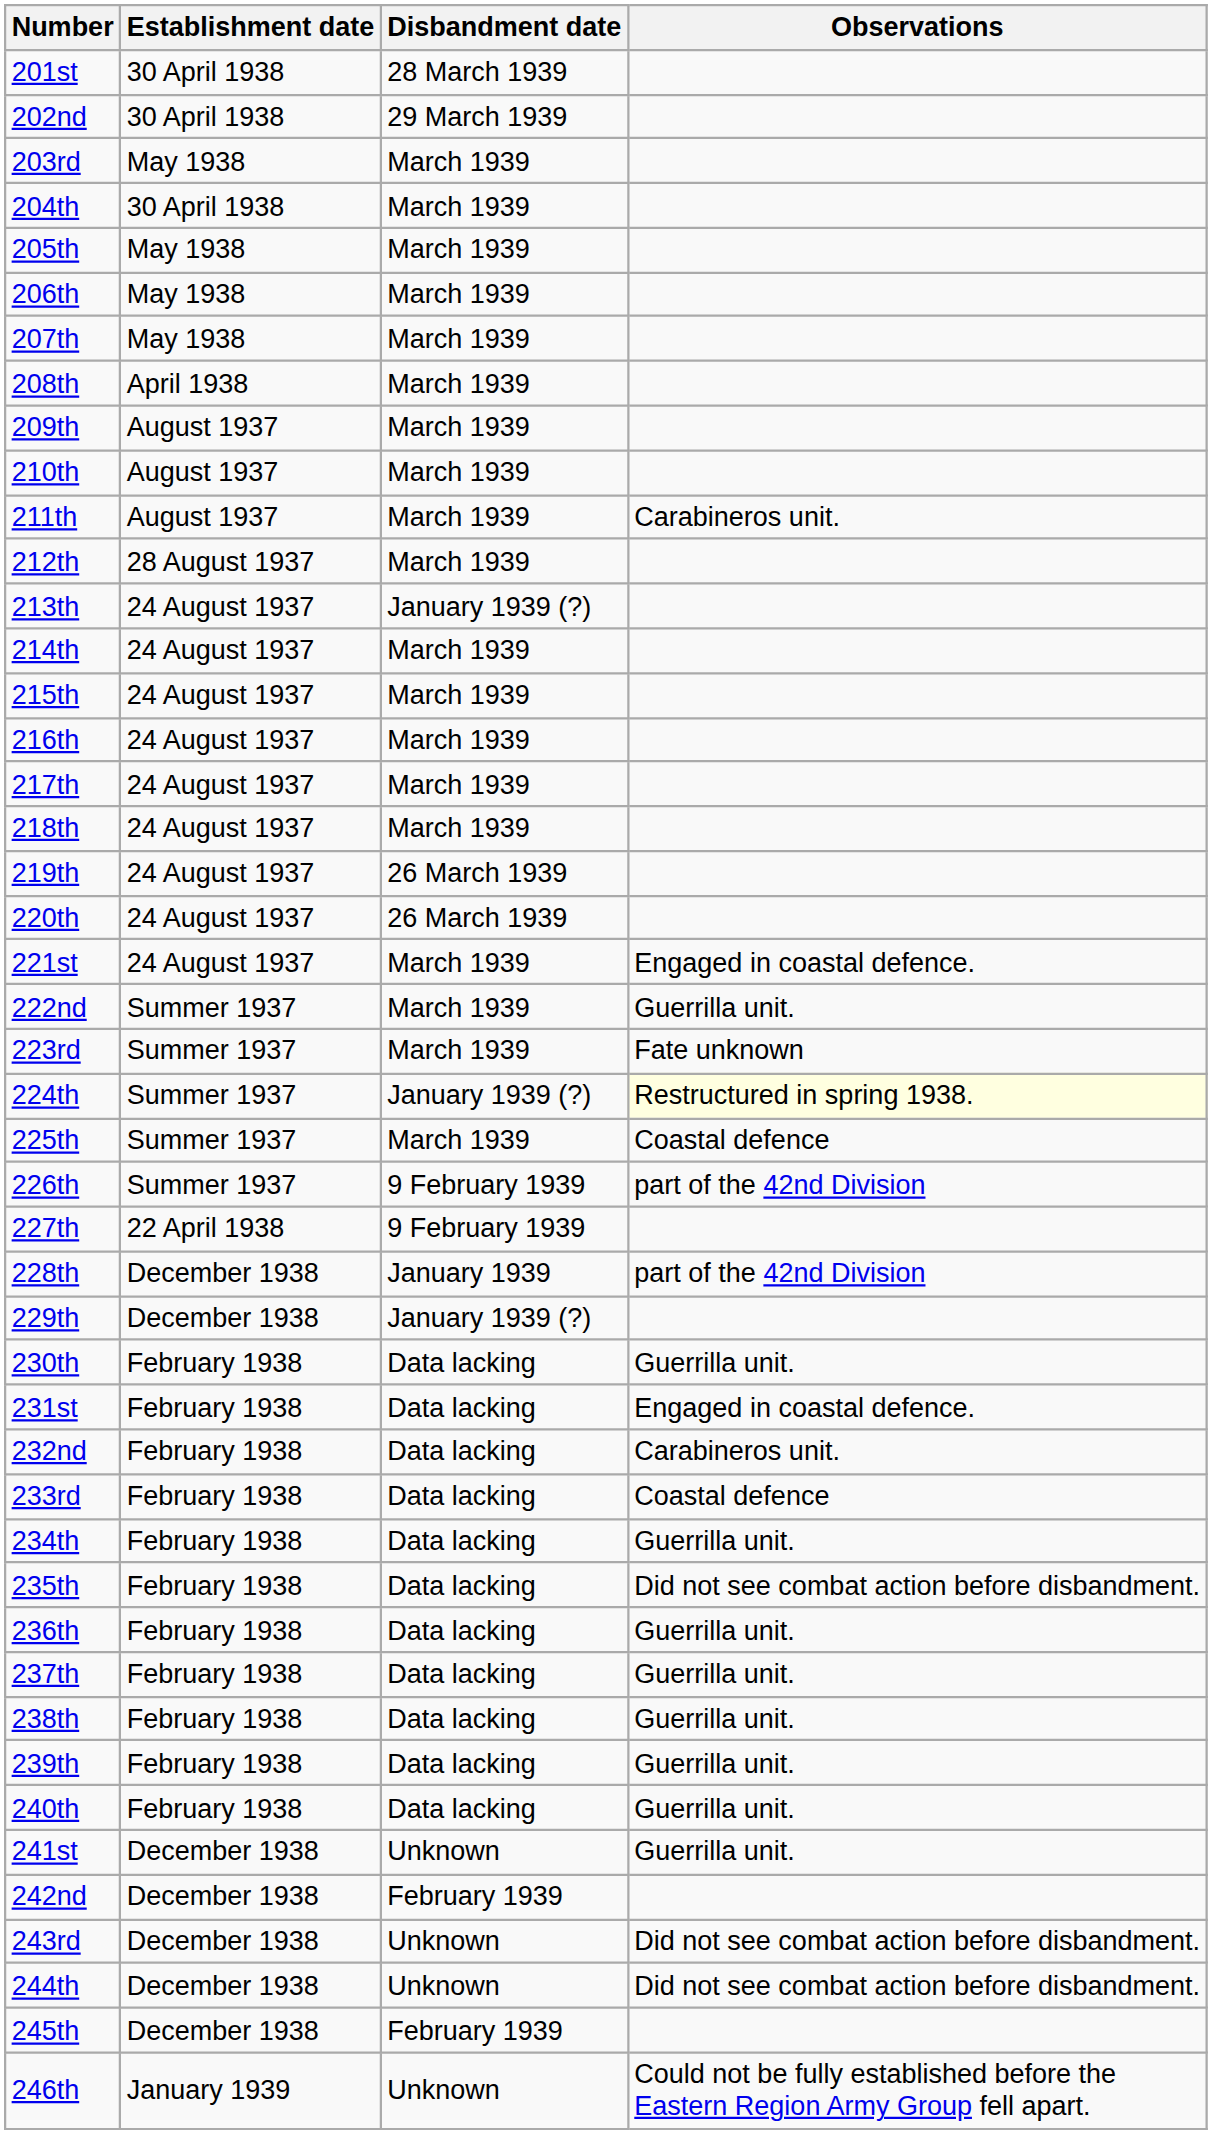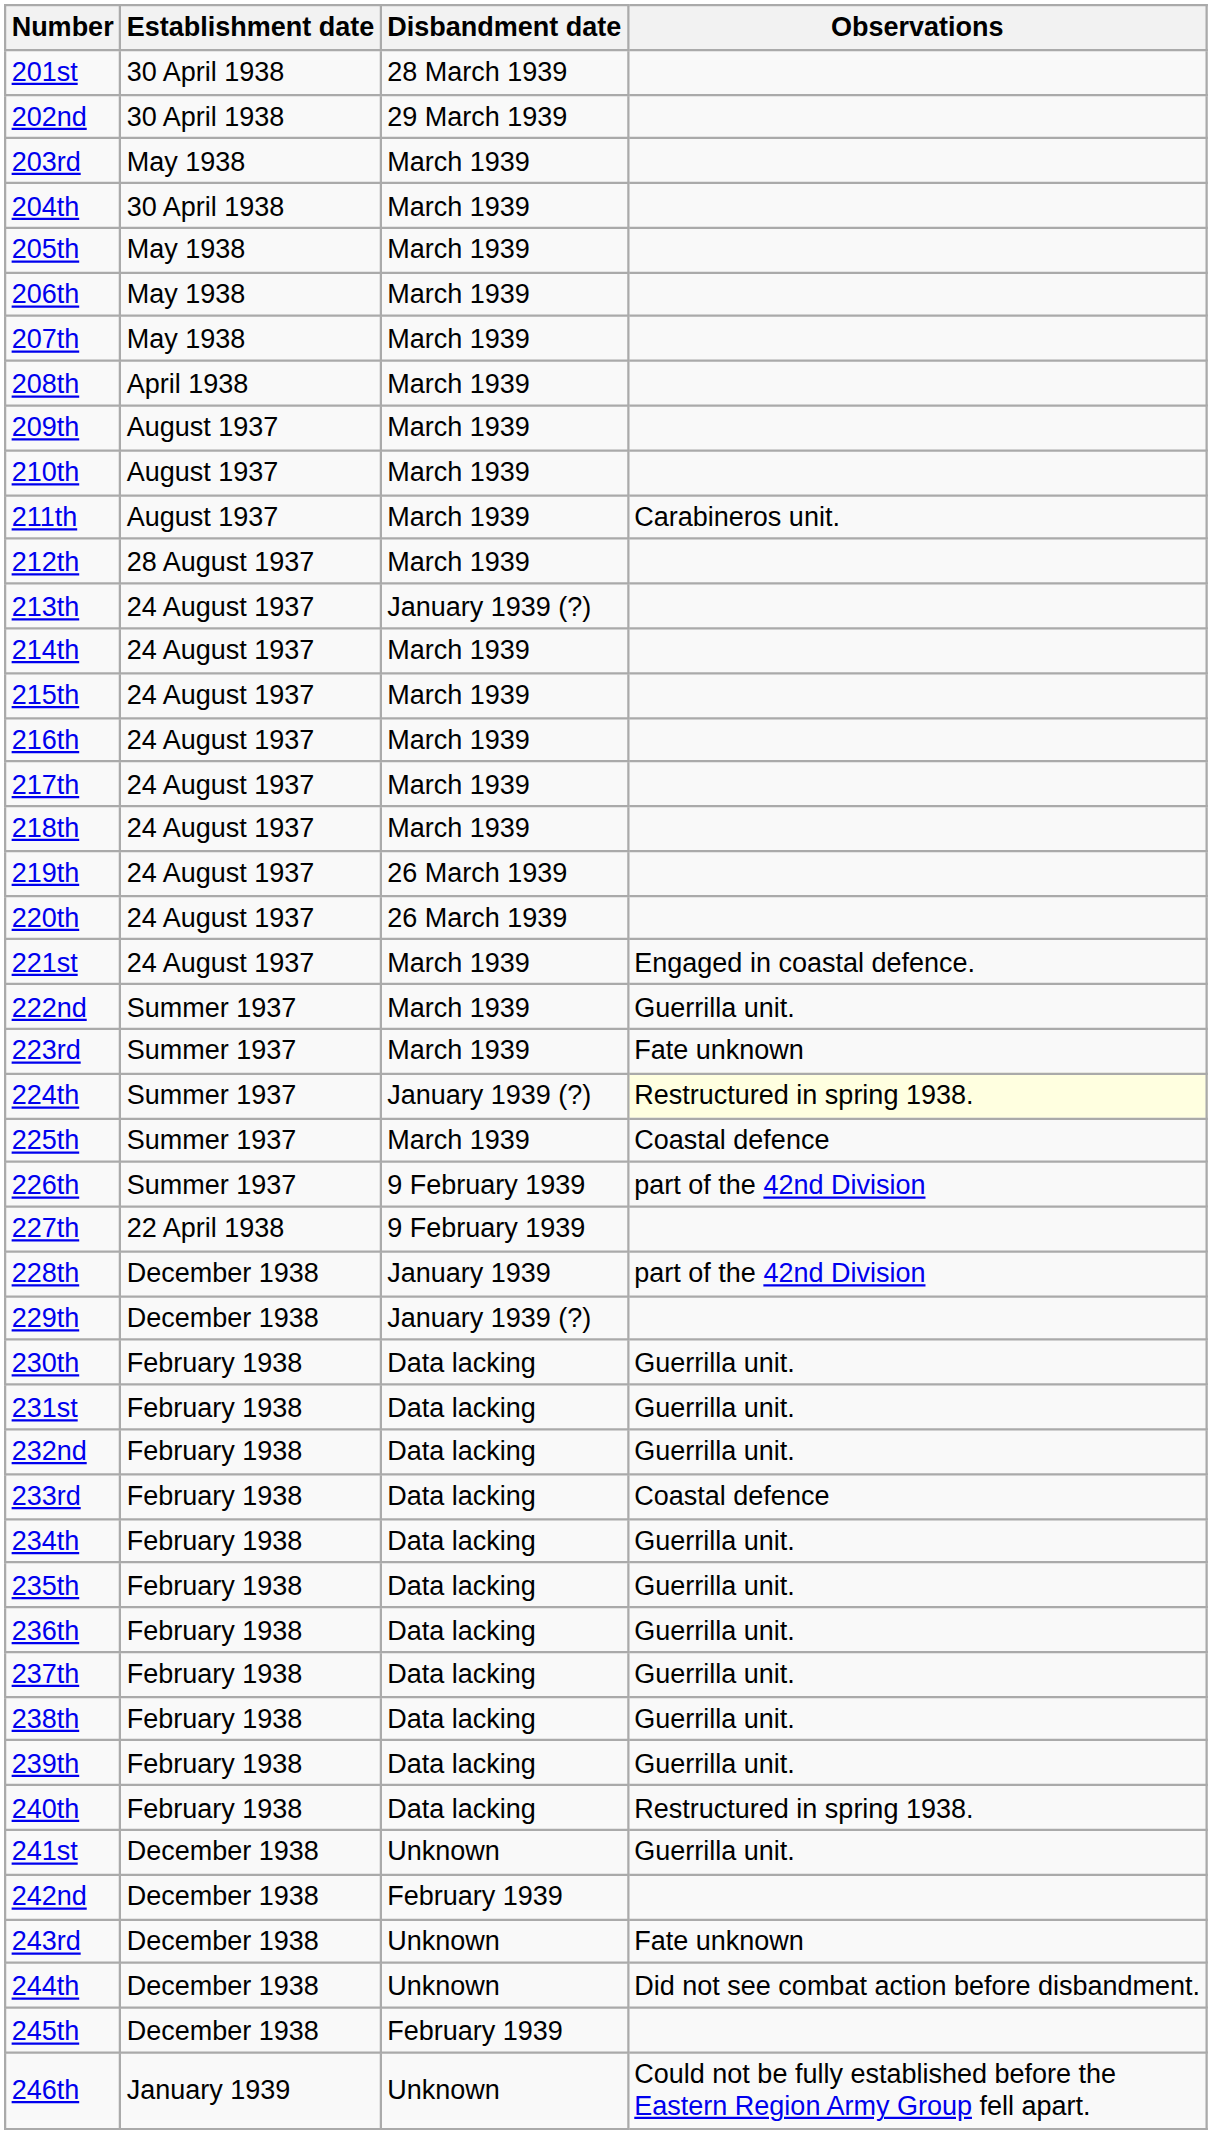(805, 1407) Engaged in coastal defence. -> (715, 1407) Guerrilla unit.
(737, 1452) Carabineros unit. -> (715, 1452) Guerrilla unit.
(917, 1585) Did not see combat action before disbandment. -> (715, 1585) Guerrilla unit.
(715, 1808) Guerrilla unit. -> (804, 1808) Restructured in spring 1938.
(917, 1941) Did not see combat action before disbandment. -> (719, 1941) Fate unknown
